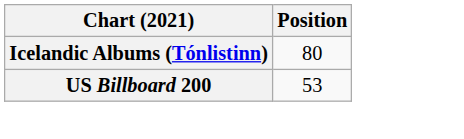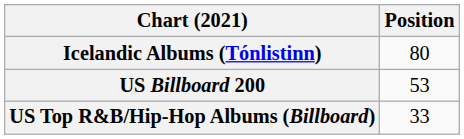+ row: (192, 117)
